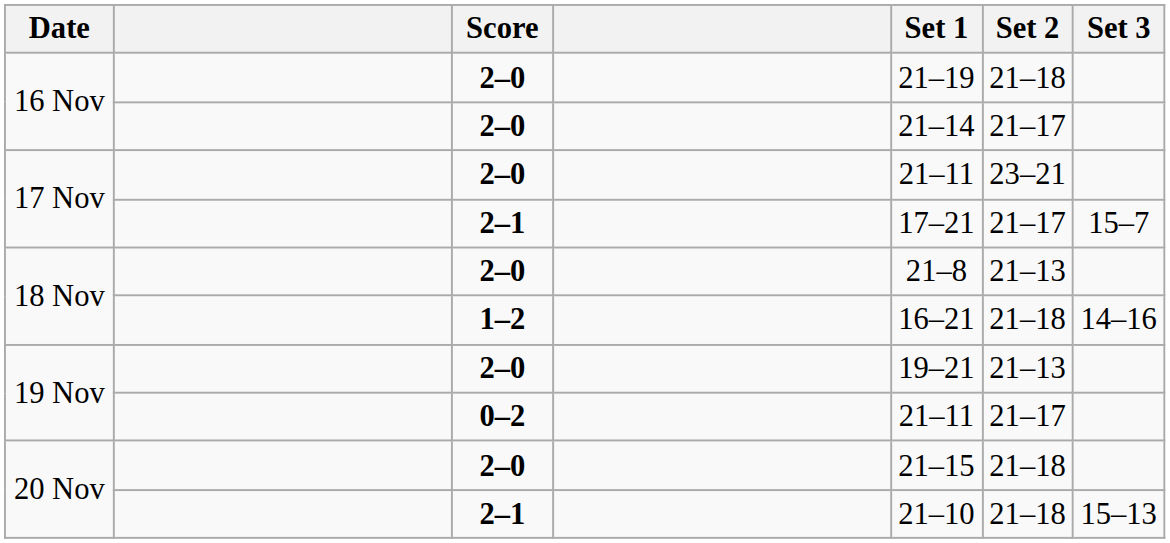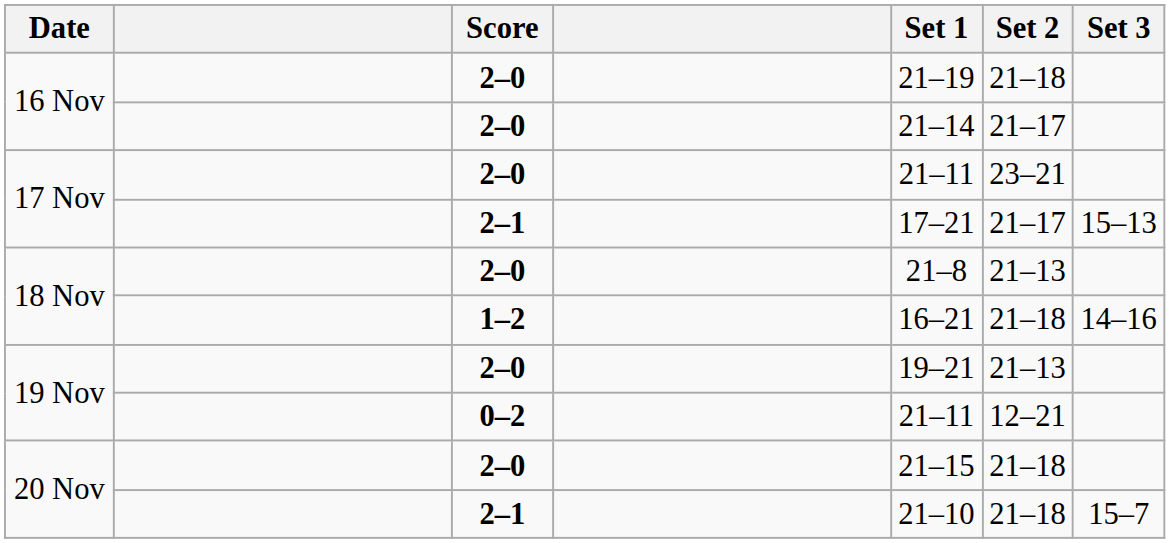(1119, 222) 15–7 -> (1119, 222) 15–13
(1028, 416) 21–17 -> (1028, 416) 12–21
(1119, 513) 15–13 -> (1119, 513) 15–7
